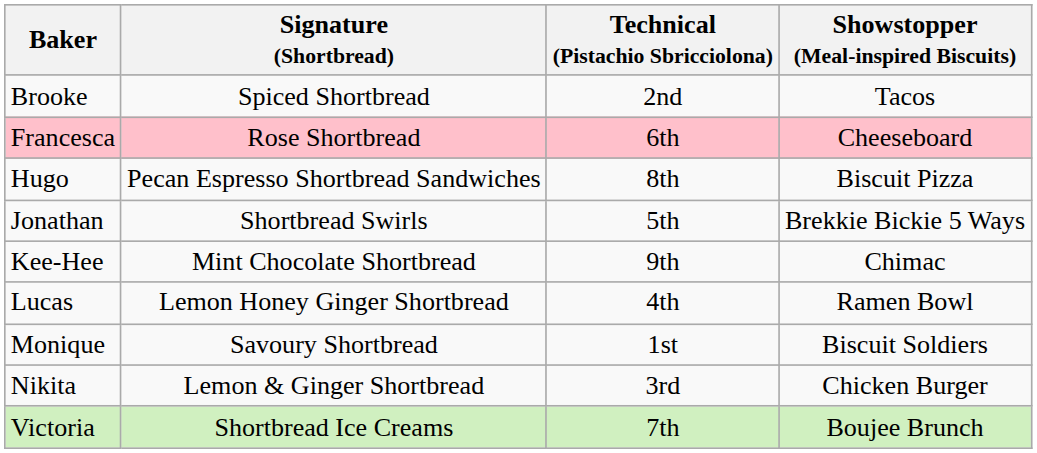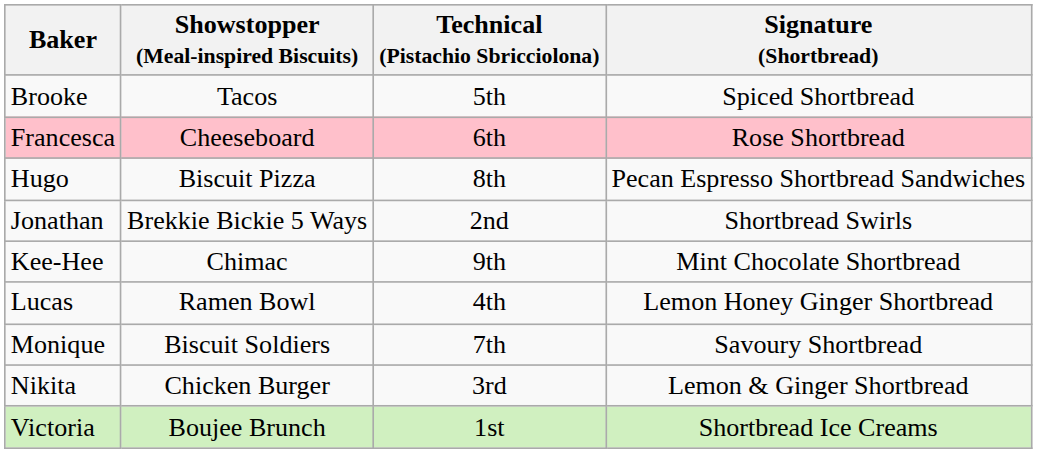columns swapped: (334, 39) <-> (905, 39)
(663, 95) 2nd -> (489, 95) 5th
(663, 219) 5th -> (489, 219) 2nd
(663, 344) 1st -> (489, 344) 7th
(663, 426) 7th -> (489, 426) 1st
